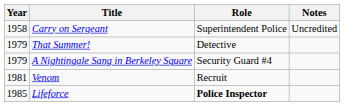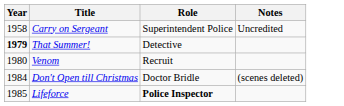(17, 45) normal -> (17, 45) bold
- row: (112, 61)
(17, 77) 1981 -> (17, 61) 1980
+ row: (85, 77)
